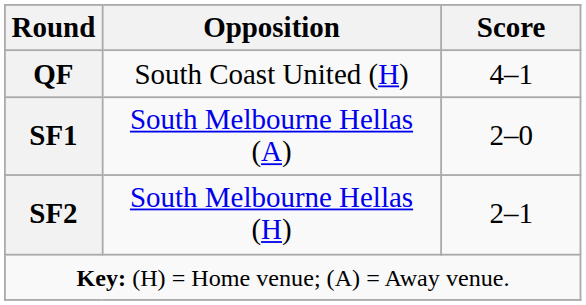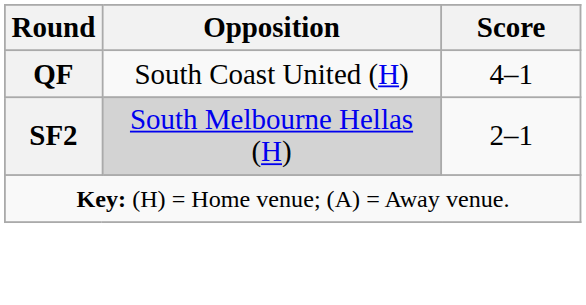- row: (53, 135)
(272, 214) no background -> (272, 135) lightgrey background
